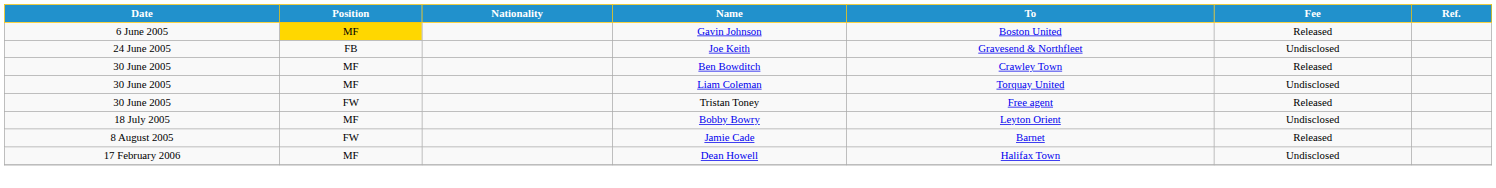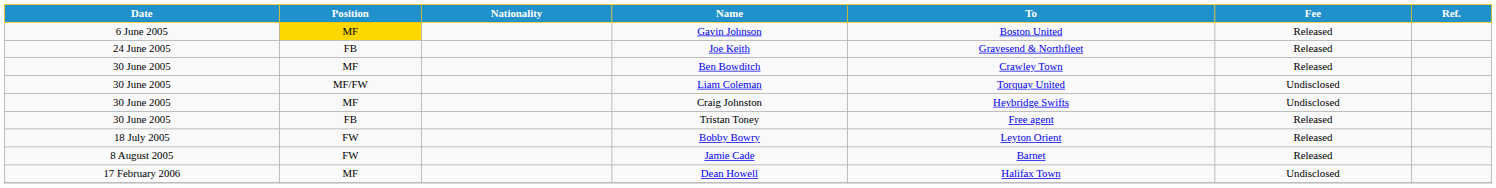(1313, 49) Undisclosed -> (1313, 49) Released
(351, 85) MF -> (350, 85) MF/FW
+ row: (729, 102)
(351, 102) FW -> (350, 120) FB
(351, 120) MF -> (350, 138) FW
(1313, 120) Undisclosed -> (1313, 138) Released
